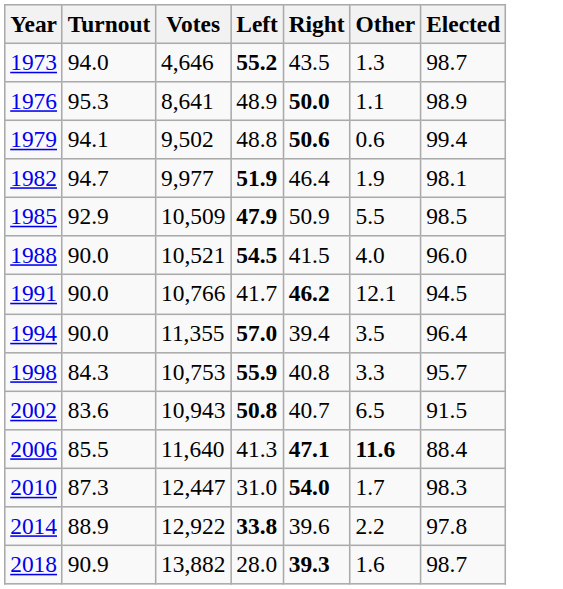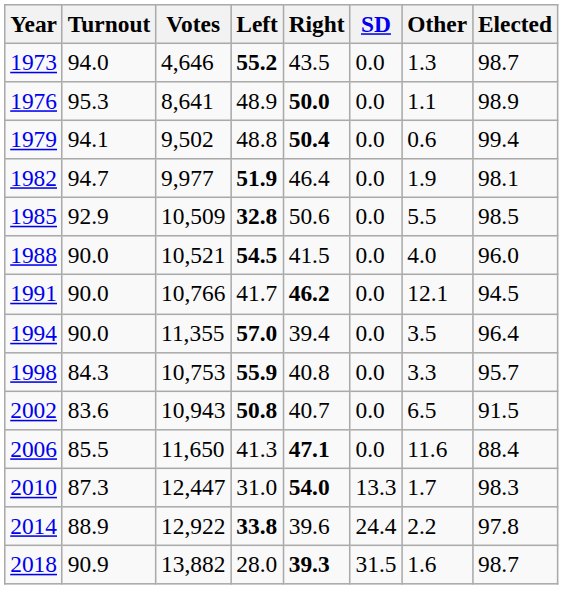+ column: (376, 23)
(309, 139) 50.6 -> (309, 139) 50.4
(257, 216) 47.9 -> (257, 216) 32.8
(309, 216) 50.9 -> (309, 216) 50.6
(193, 448) 11,640 -> (193, 448) 11,650
(375, 448) bold -> (427, 448) normal
